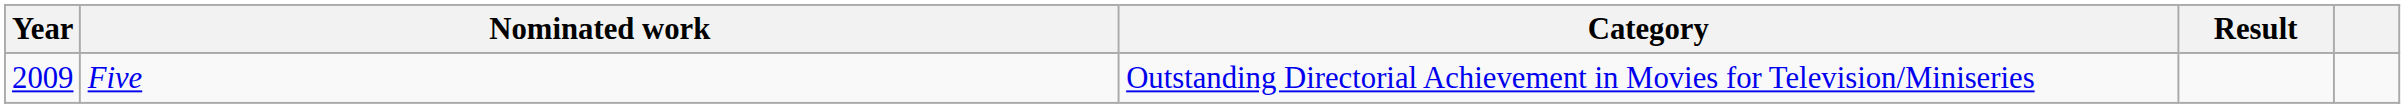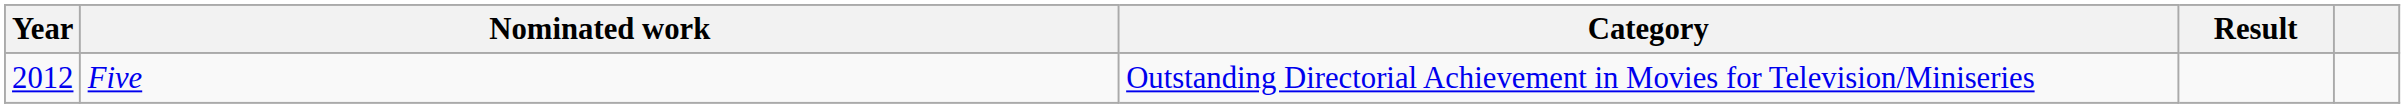(43, 77) 2009 -> (43, 77) 2012
